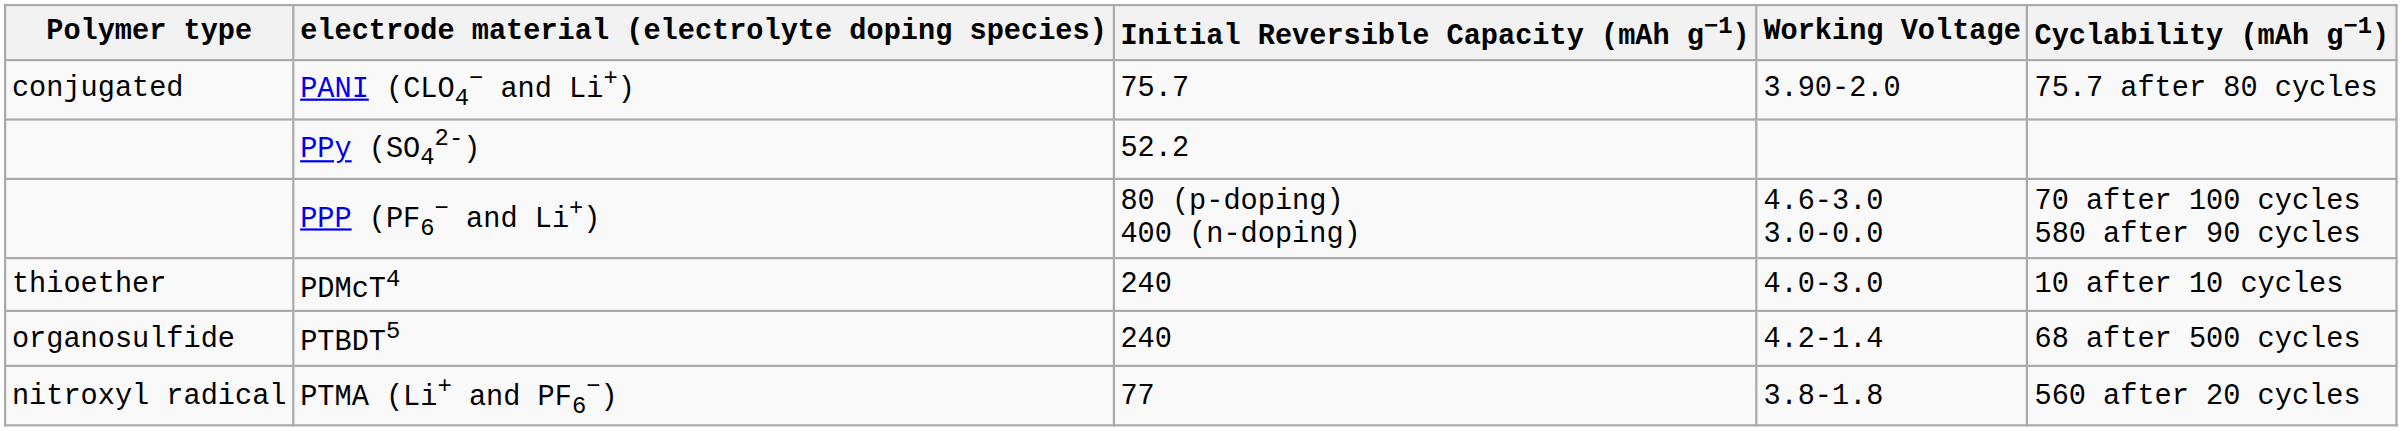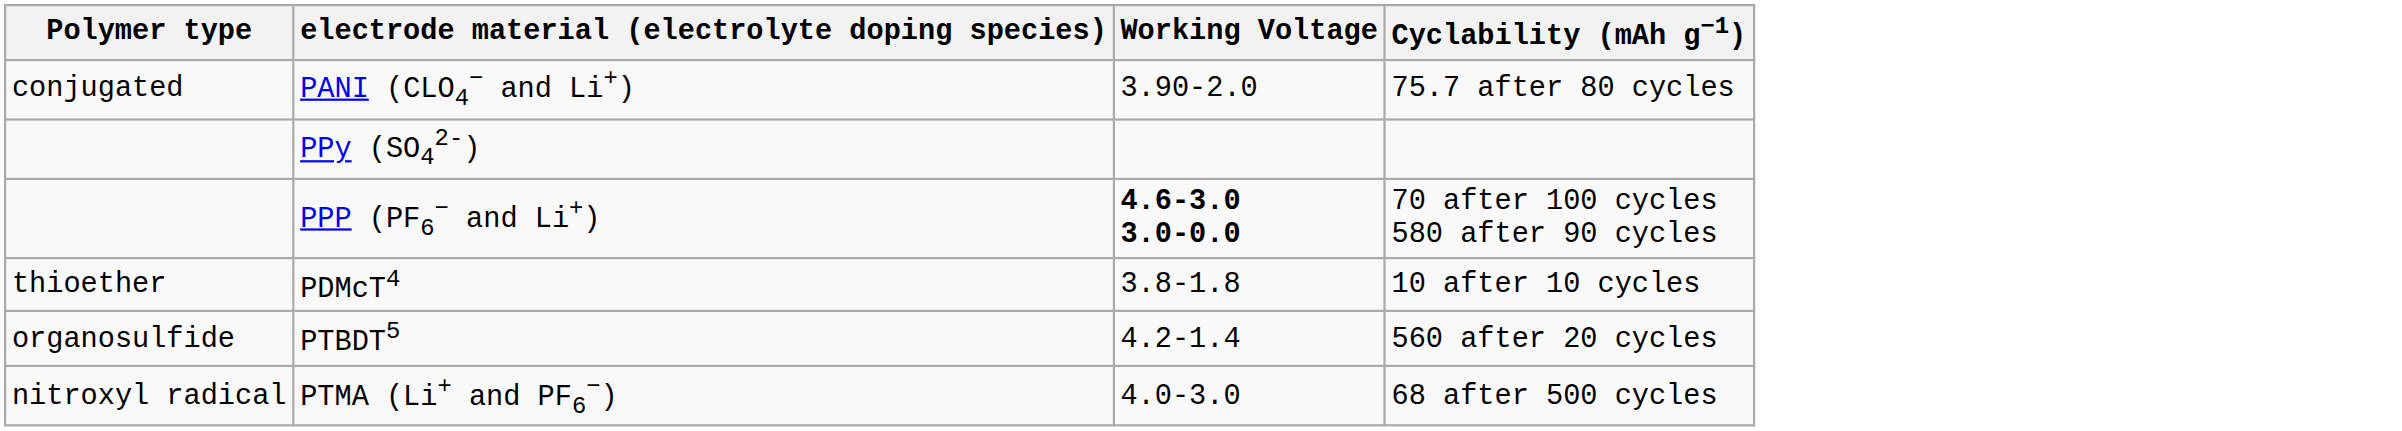- column: (1435, 32)
(1823, 218) normal -> (1181, 218) bold
(1823, 285) 4.0-3.0 -> (1181, 285) 3.8-1.8
(2198, 339) 68 after 500 cycles -> (1555, 339) 560 after 20 cycles
(1823, 396) 3.8-1.8 -> (1181, 396) 4.0-3.0
(2198, 396) 560 after 20 cycles -> (1555, 396) 68 after 500 cycles
